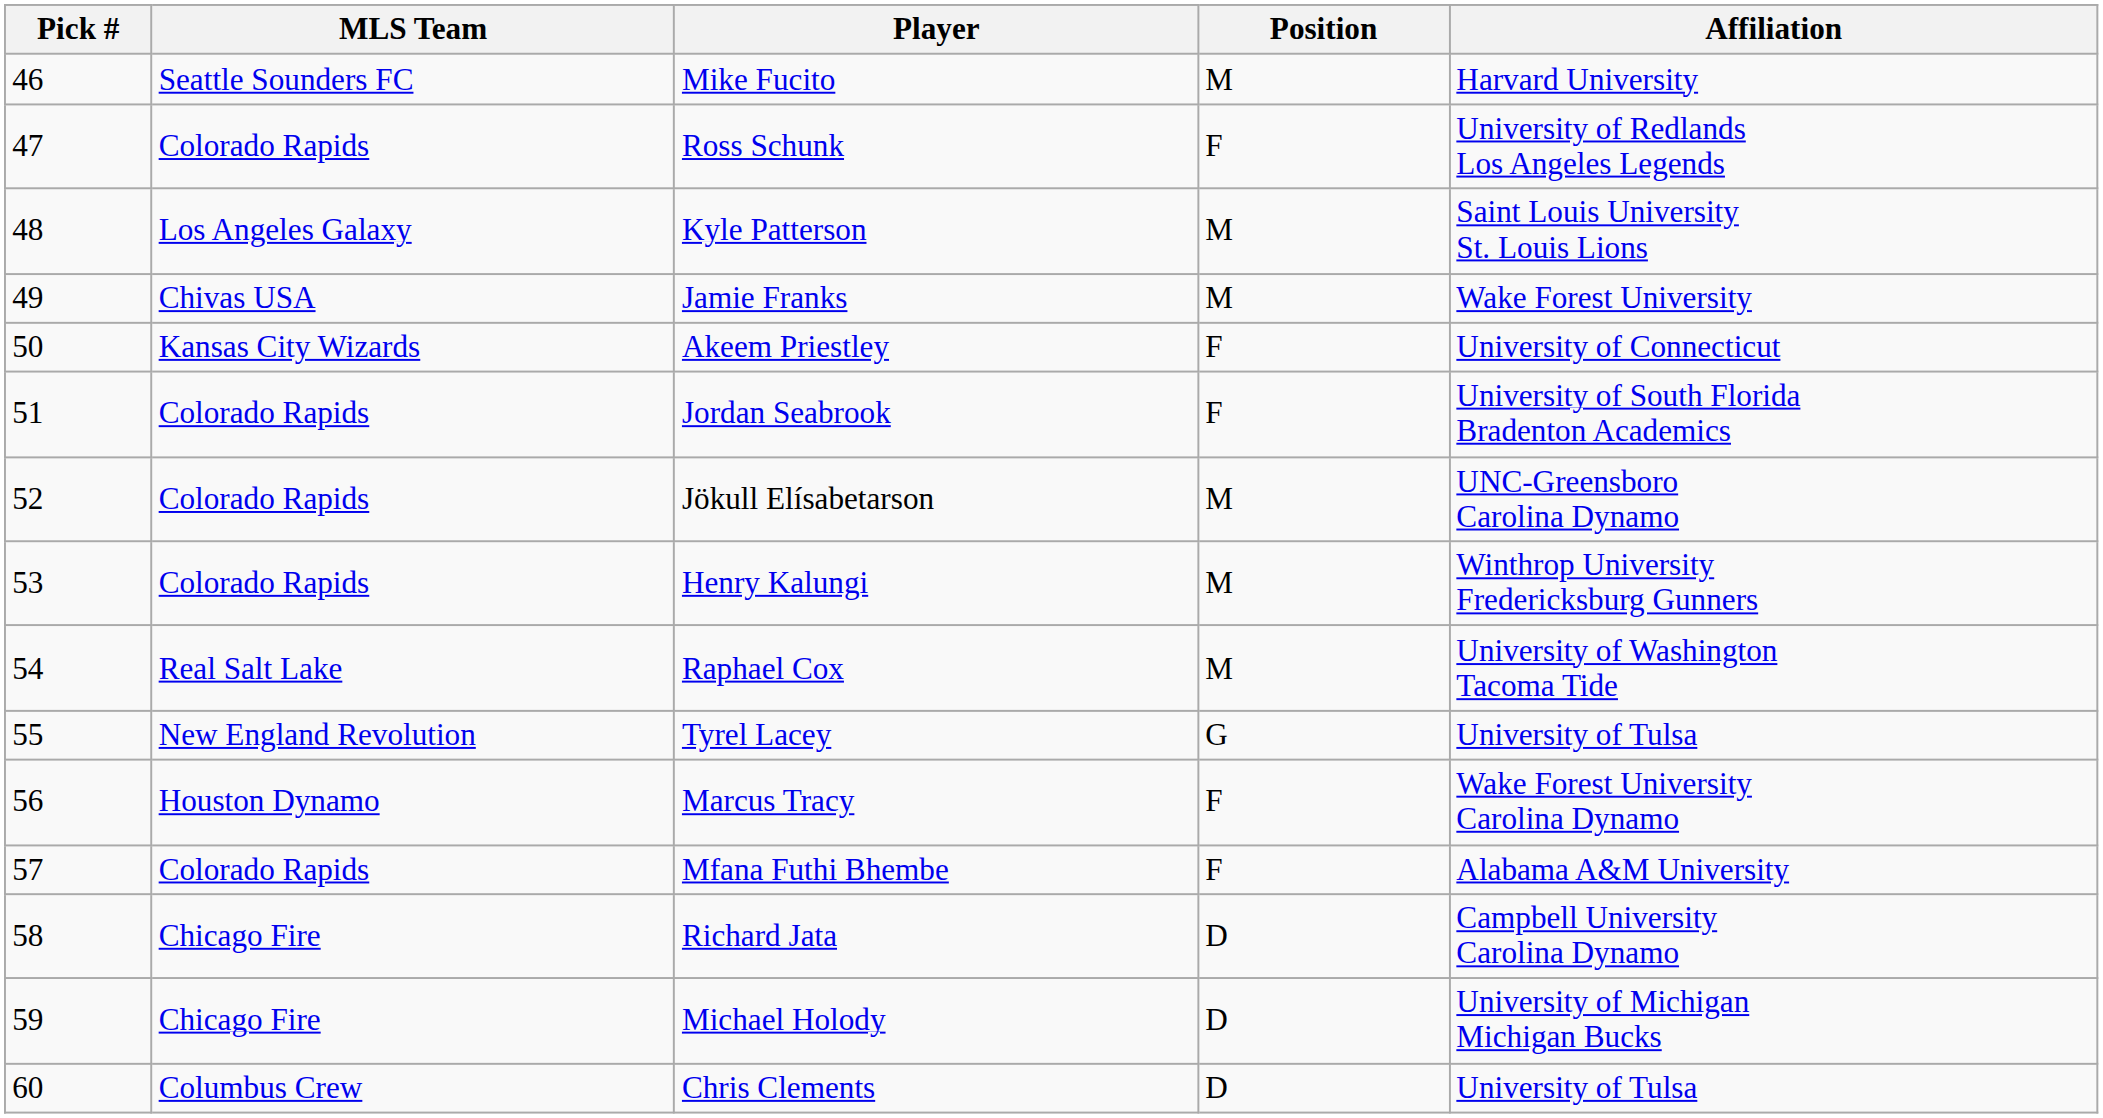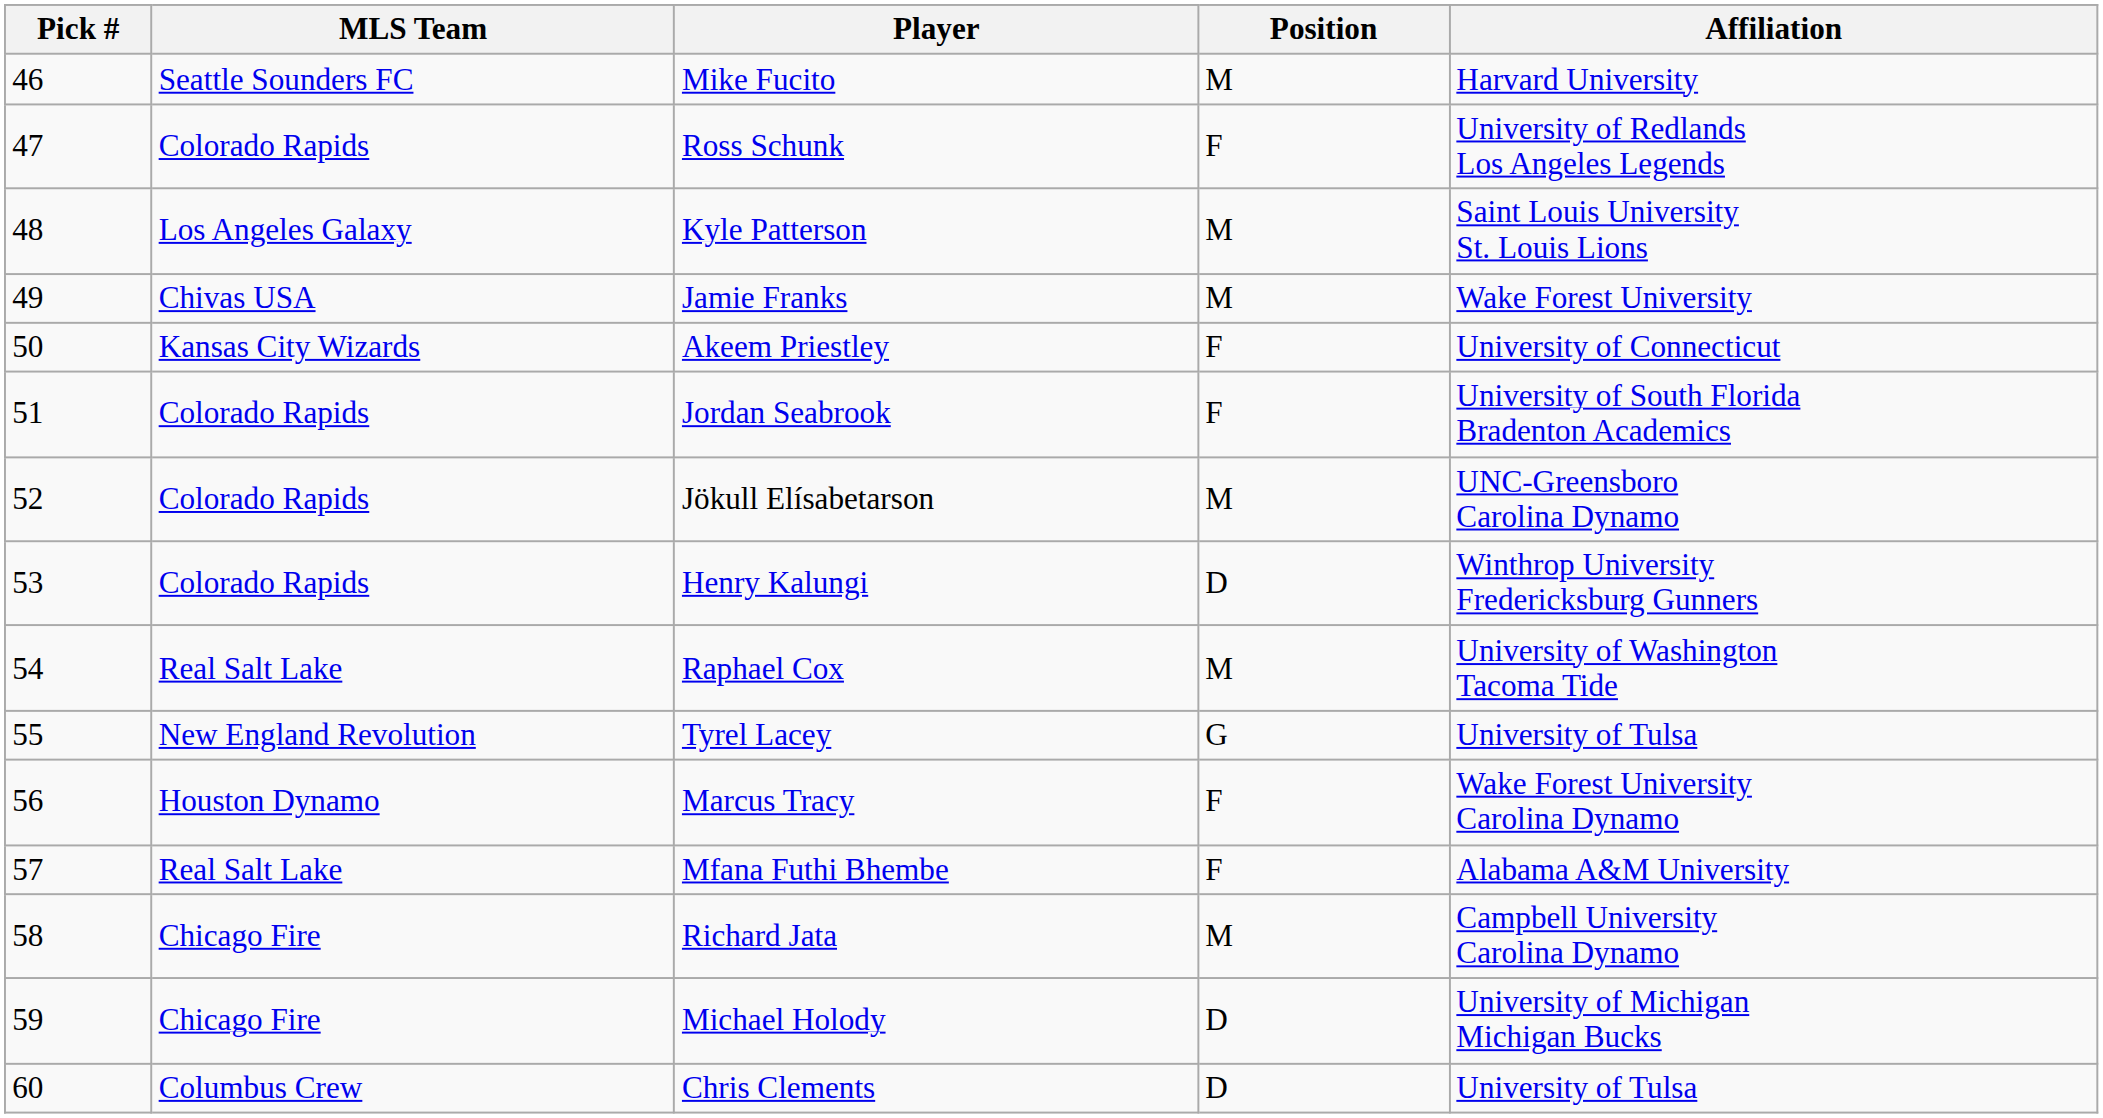(1219, 583) M -> (1216, 583) D
(264, 868) Colorado Rapids -> (250, 868) Real Salt Lake
(1216, 935) D -> (1219, 935) M
